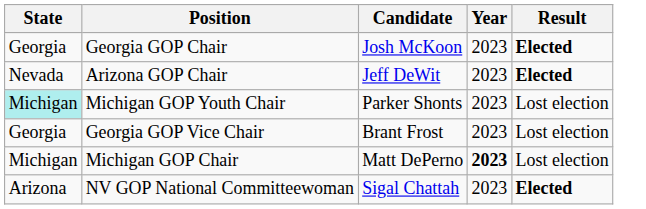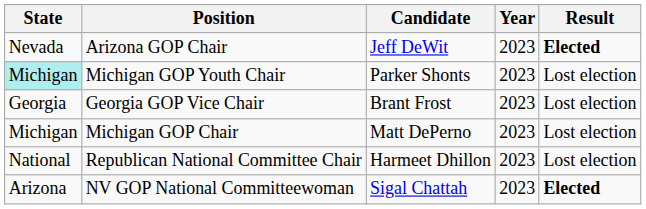- row: (156, 47)
(489, 160) bold -> (517, 132) normal
+ row: (224, 160)
